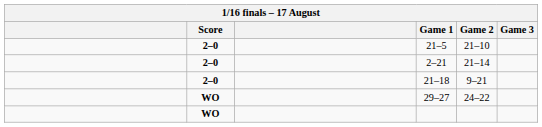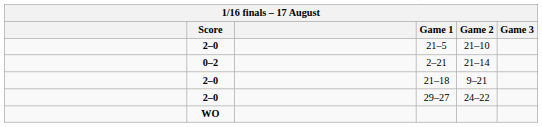(210, 63) 2–0 -> (210, 63) 0–2
(210, 97) WO -> (210, 97) 2–0
